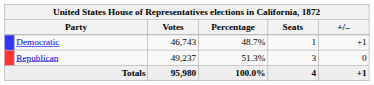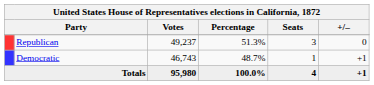rows swapped: (37, 58) <-> (38, 42)
